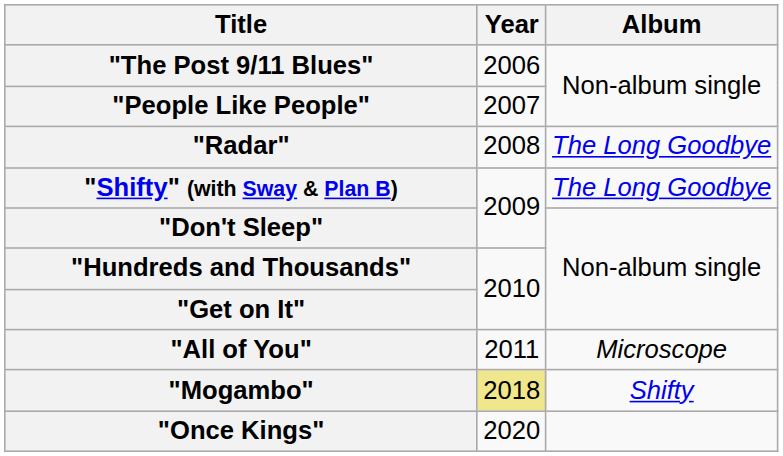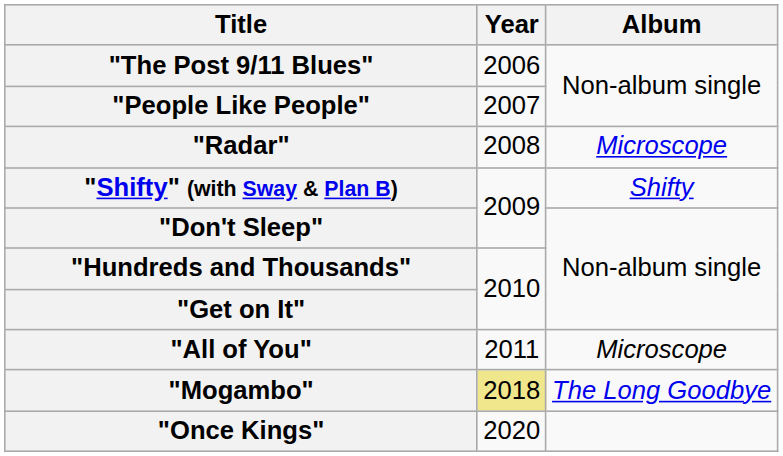(662, 146) The Long Goodbye -> (662, 146) Microscope
(662, 187) The Long Goodbye -> (662, 187) Shifty
(662, 390) Shifty -> (662, 390) The Long Goodbye
